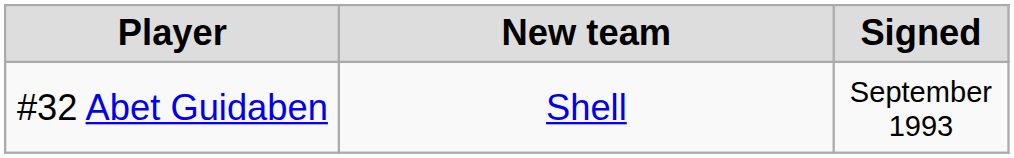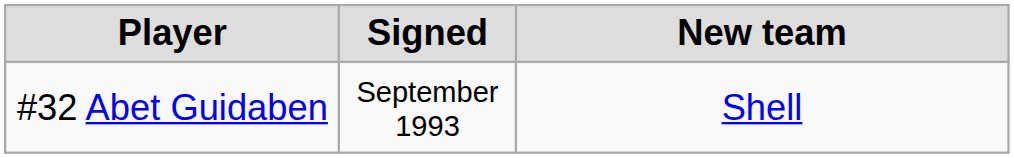columns swapped: (921, 33) <-> (586, 33)
